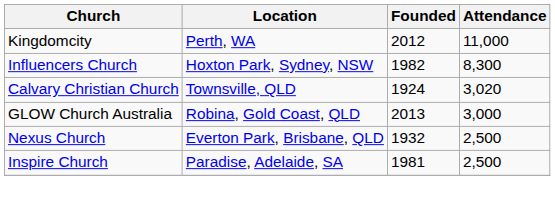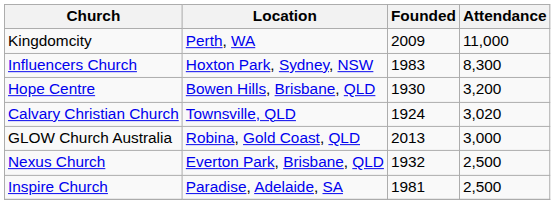(408, 41) 2012 -> (408, 41) 2009
(408, 65) 1982 -> (408, 65) 1983
+ row: (52, 89)
